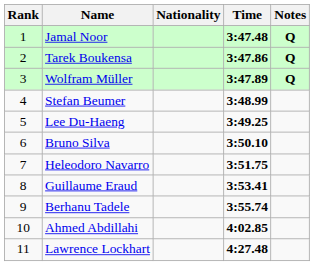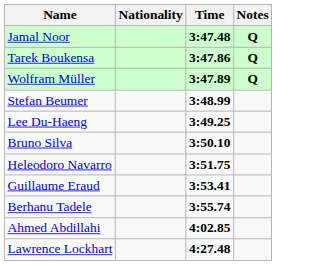- column: (23, 15)
